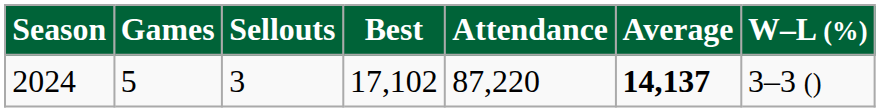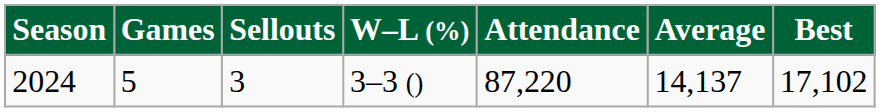columns swapped: (808, 29) <-> (394, 29)
(666, 80) bold -> (698, 80) normal
